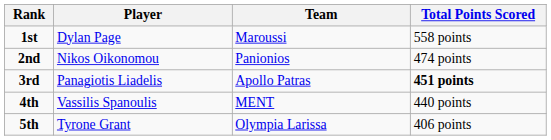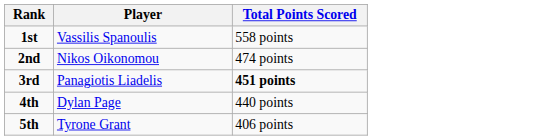- column: (321, 15)
(89, 37) Dylan Page -> (107, 37) Vassilis Spanoulis
(107, 102) Vassilis Spanoulis -> (89, 102) Dylan Page
